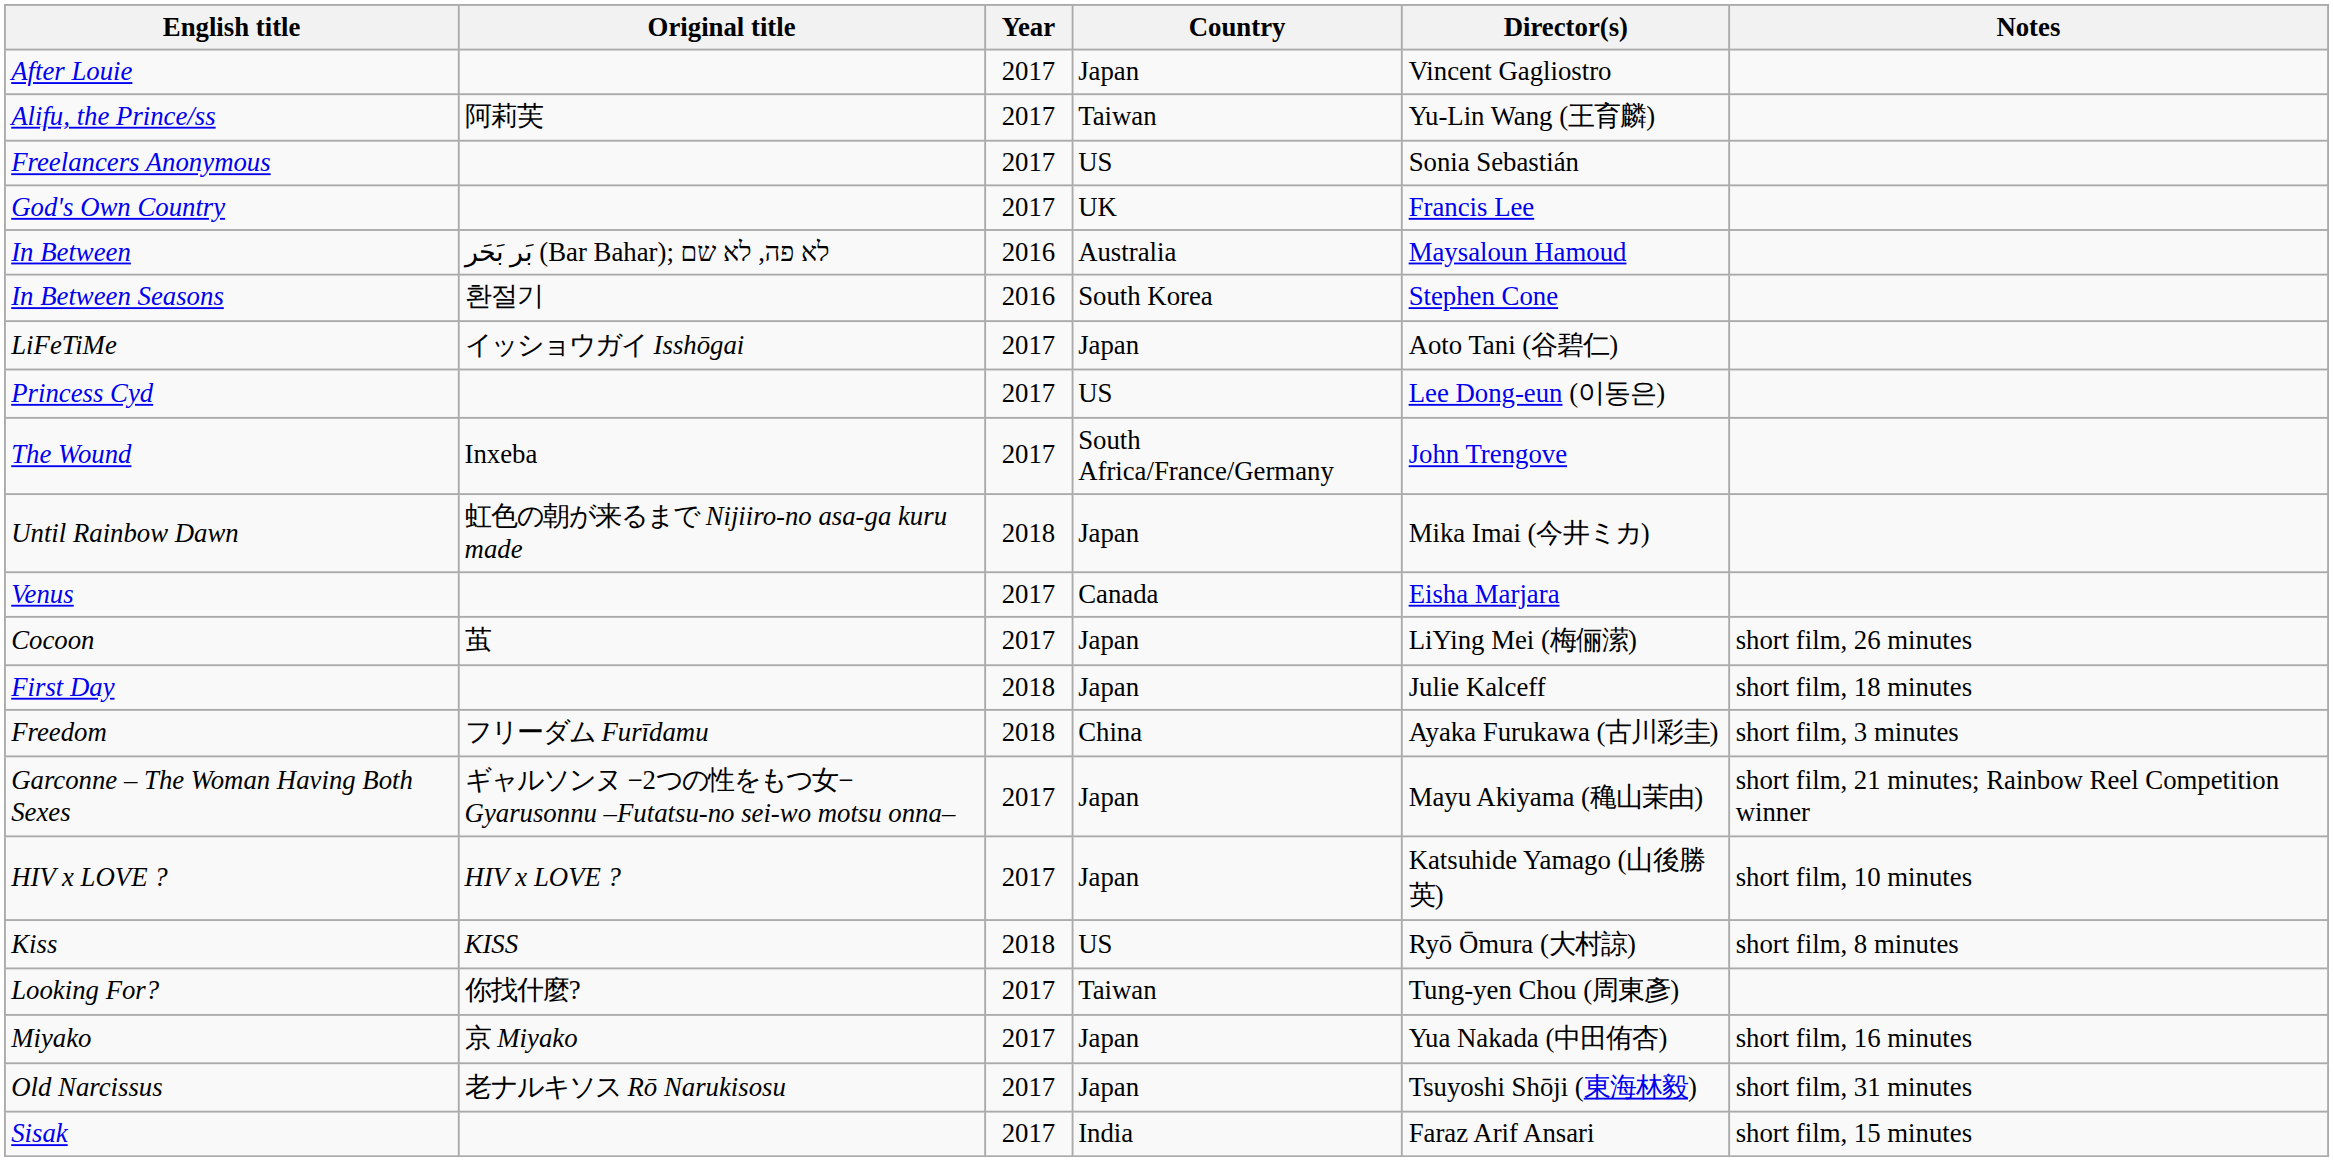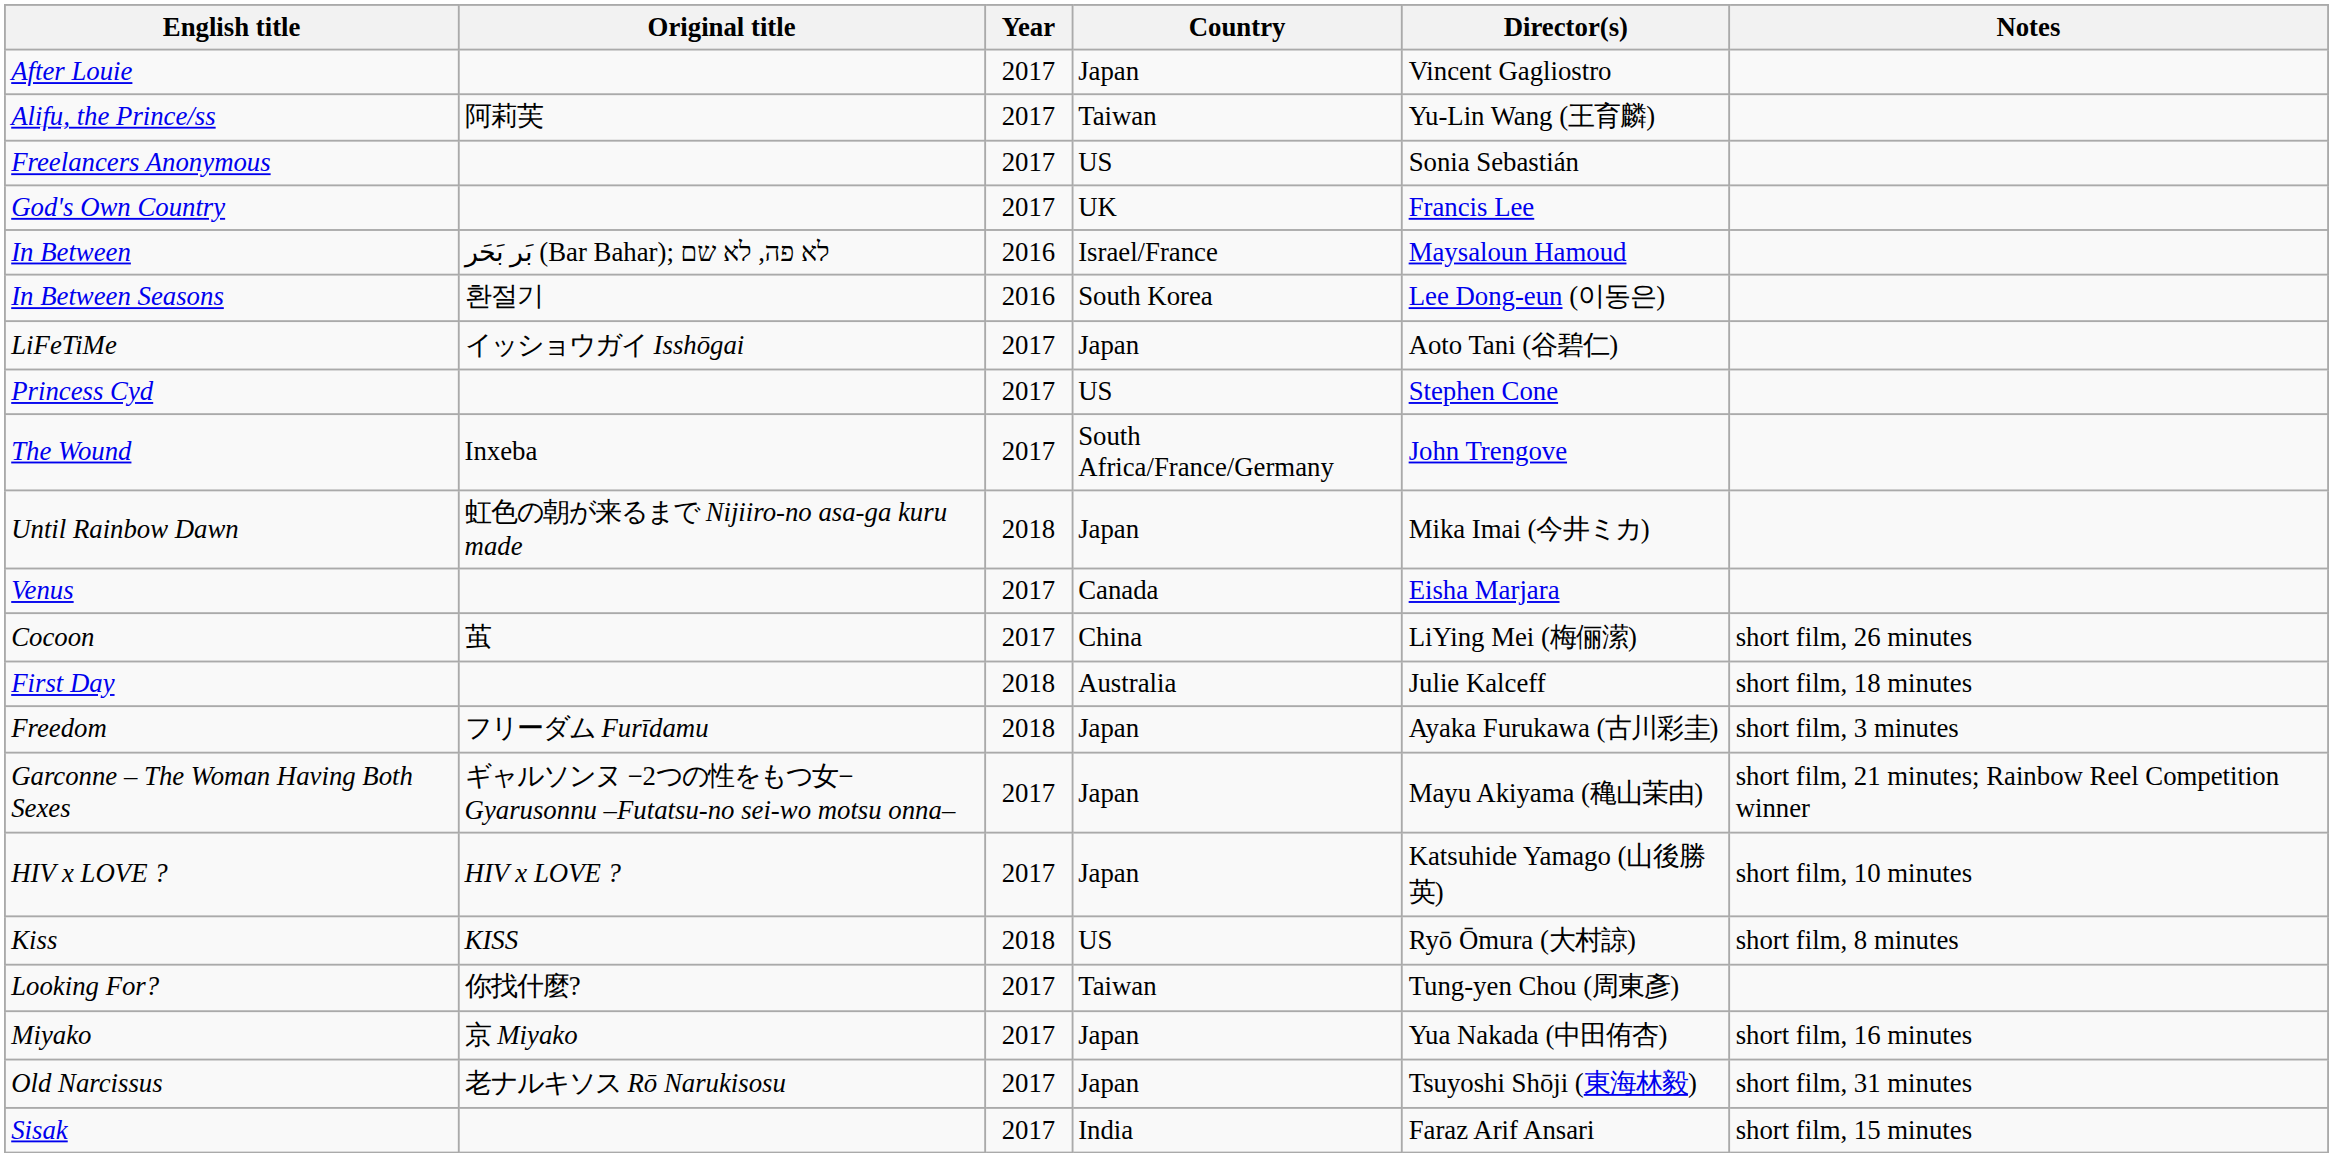(1127, 251) Australia -> (1148, 251) Israel/France
(1483, 297) Stephen Cone -> (1537, 297) Lee Dong-eun (이동은)
(1537, 393) Lee Dong-eun (이동은) -> (1483, 391) Stephen Cone
(1109, 640) Japan -> (1110, 637) China
(1109, 686) Japan -> (1127, 683) Australia
(1110, 732) China -> (1109, 729) Japan
